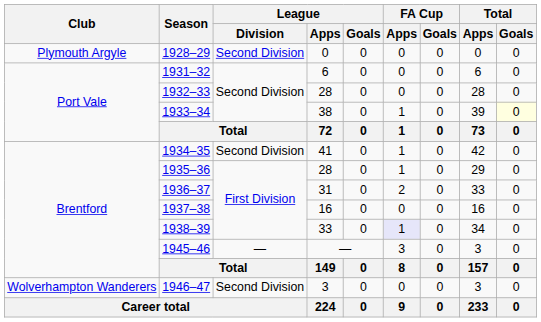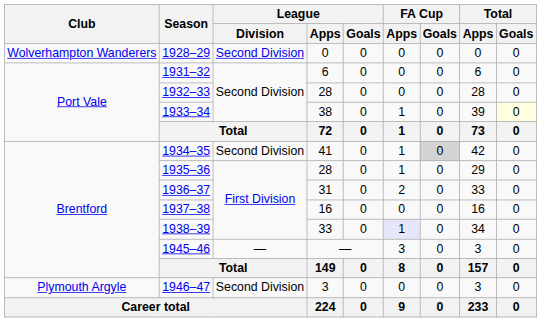(82, 53) Plymouth Argyle -> (82, 53) Wolverhampton Wanderers
(440, 151) no background -> (440, 151) lightgrey background
(82, 287) Wolverhampton Wanderers -> (82, 287) Plymouth Argyle
